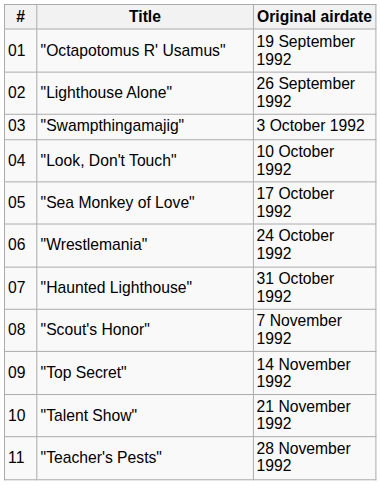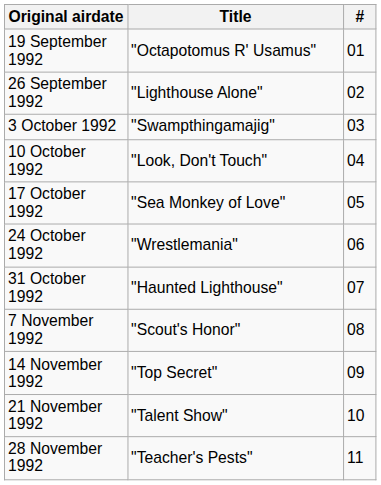columns swapped: (21, 16) <-> (314, 16)
